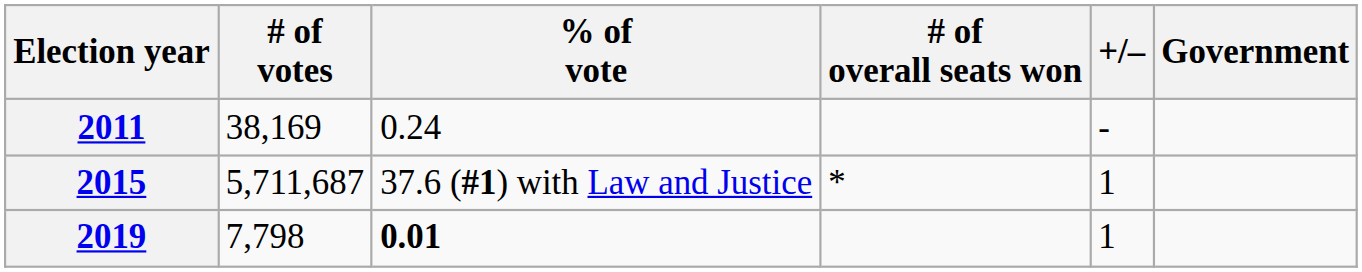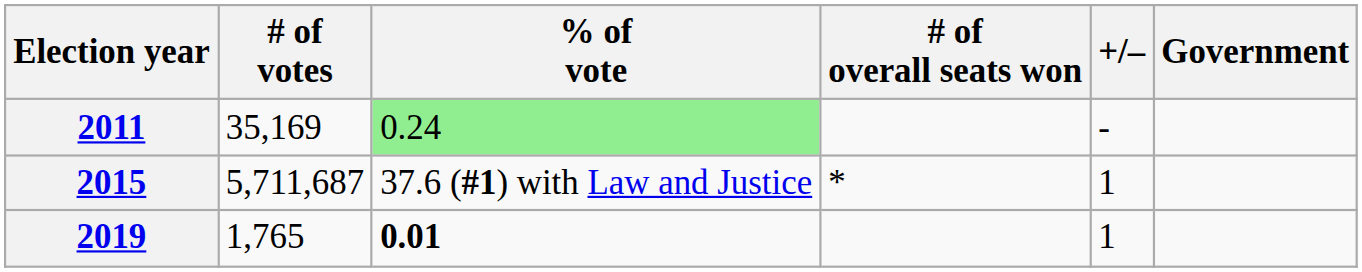(274, 126) 38,169 -> (274, 126) 35,169
(411, 126) no background -> (411, 126) lightgreen background
(265, 237) 7,798 -> (265, 237) 1,765
